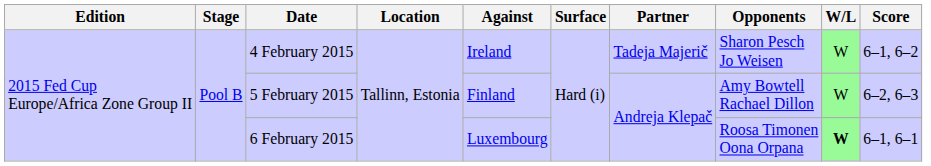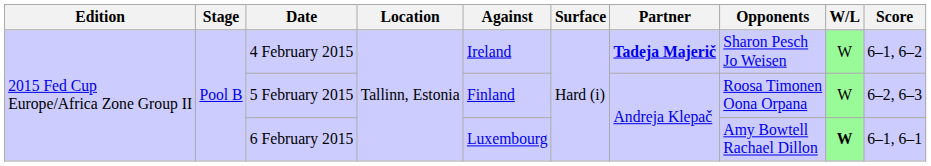(661, 51) normal -> (665, 51) bold
(767, 94) Amy Bowtell Rachael Dillon -> (773, 94) Roosa Timonen Oona Orpana
(769, 138) Roosa Timonen Oona Orpana -> (771, 138) Amy Bowtell Rachael Dillon
